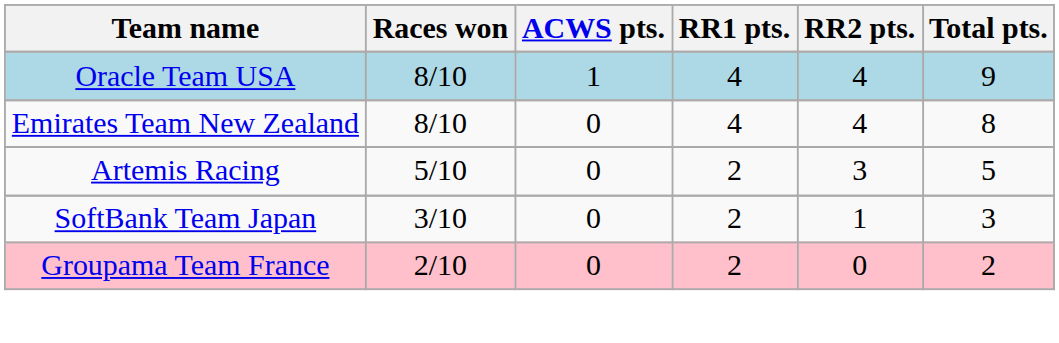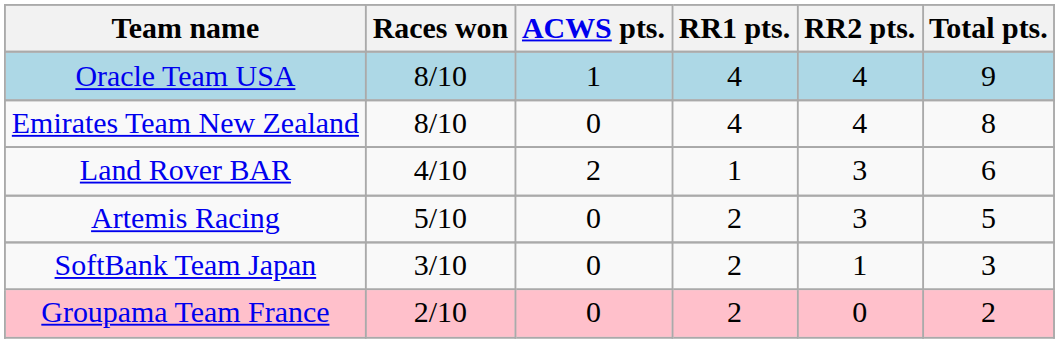+ row: (185, 170)
